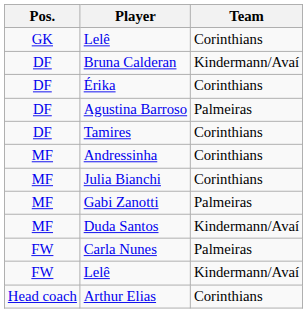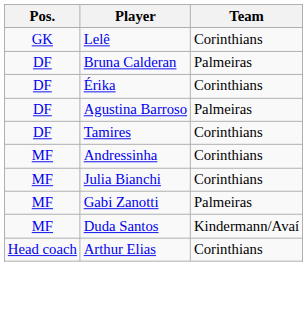(247, 62) Kindermann/Avaí -> (223, 62) Palmeiras
- row: (42, 249)
- row: (42, 272)
